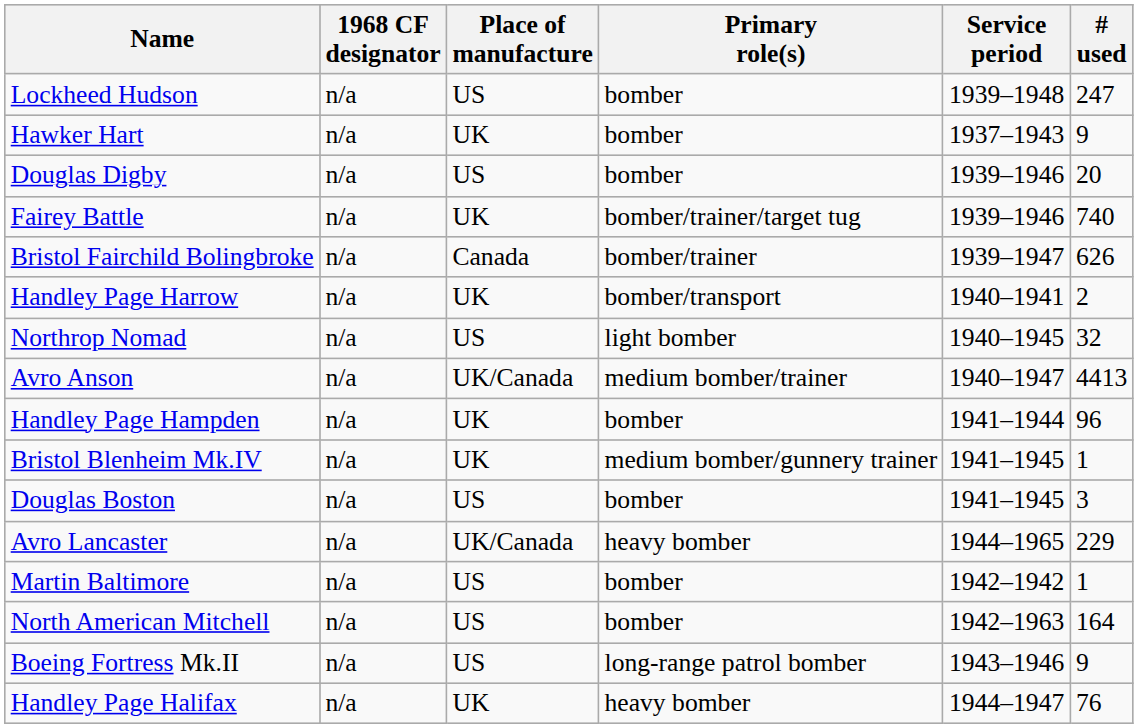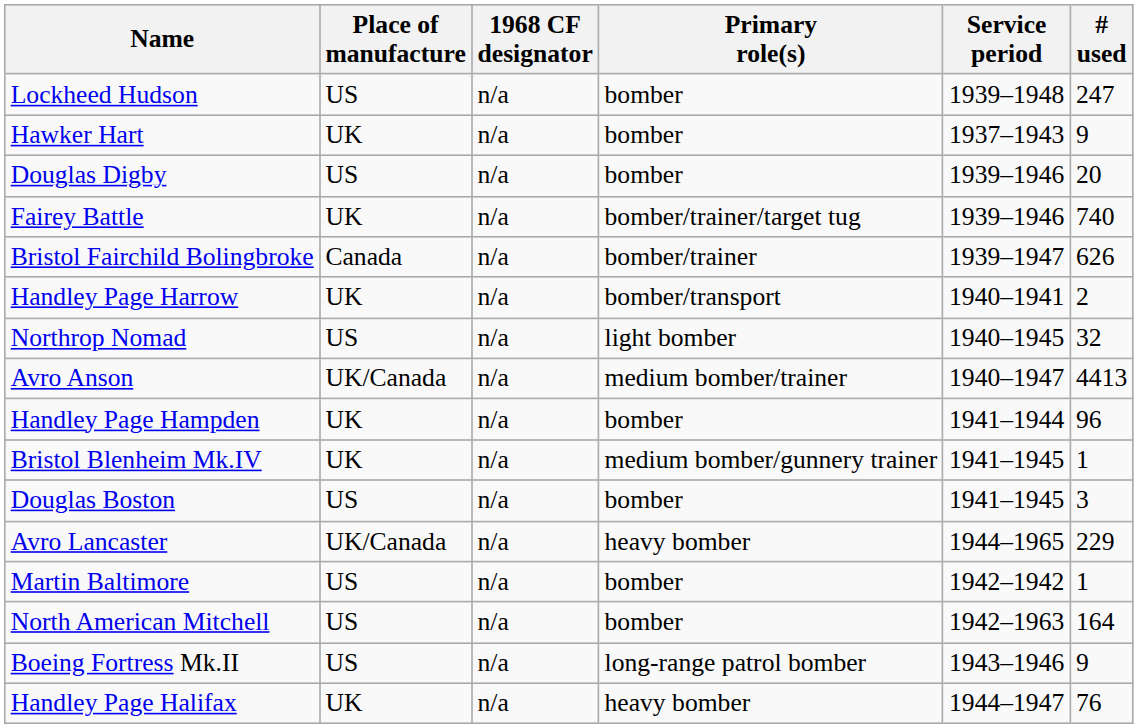columns swapped: (383, 39) <-> (523, 39)
